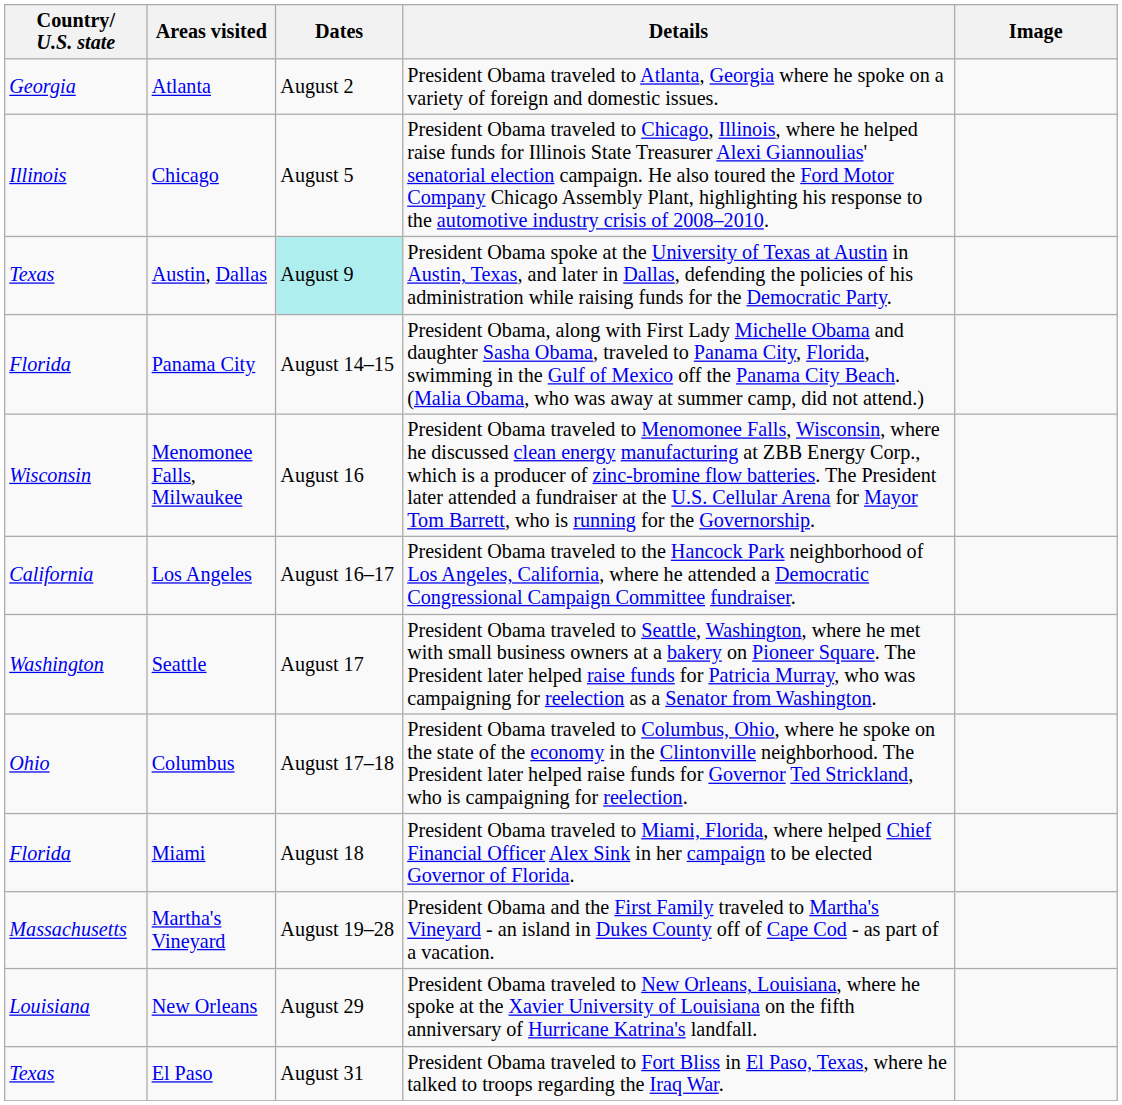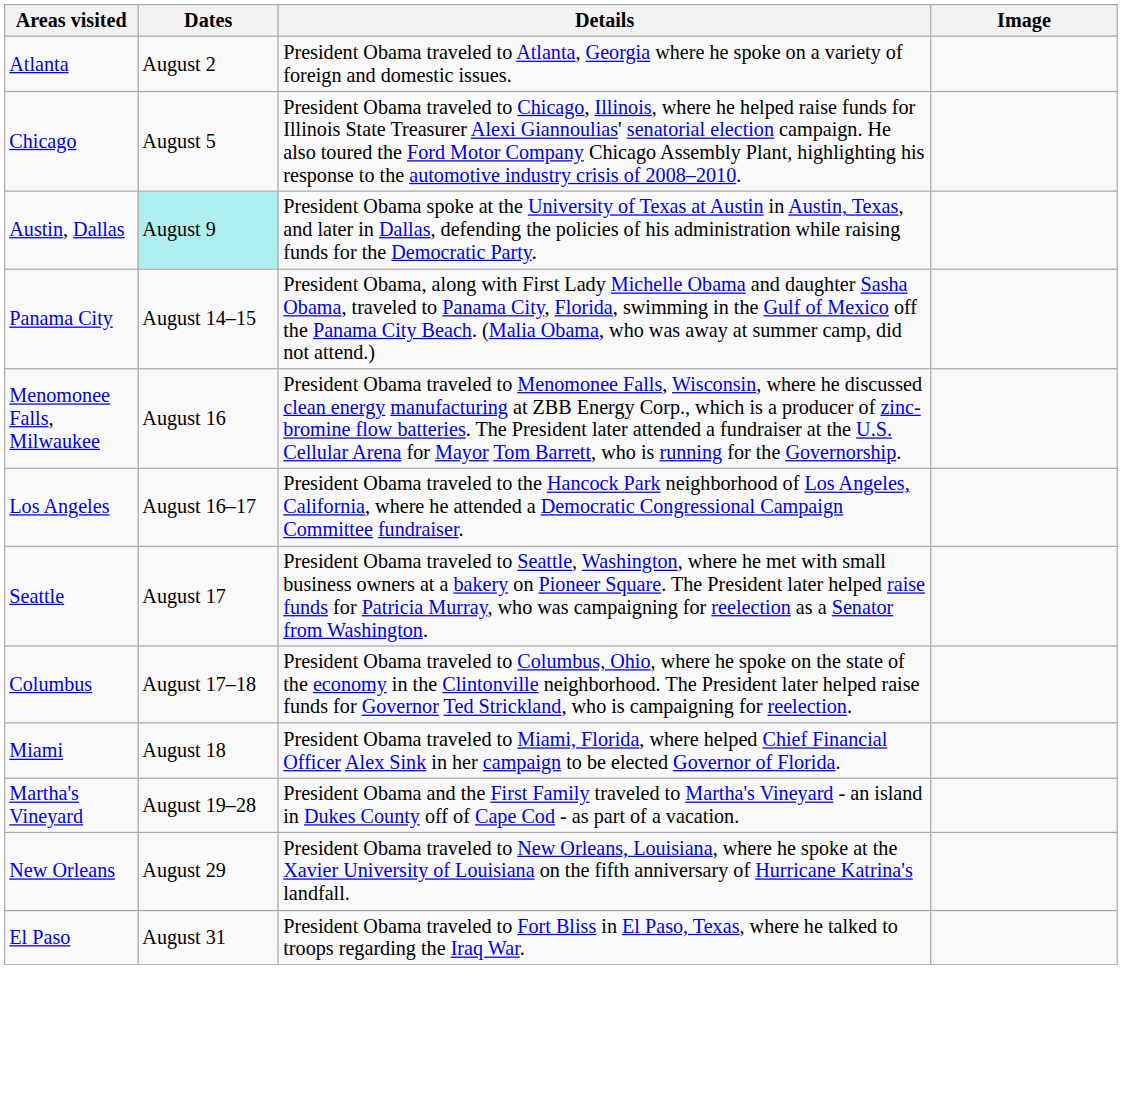- column: (76, 31)
